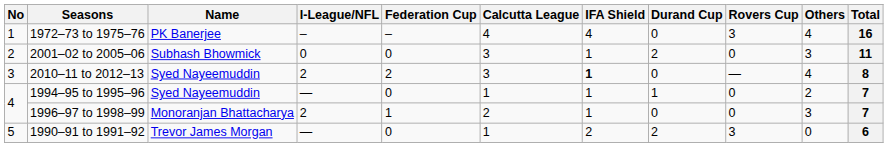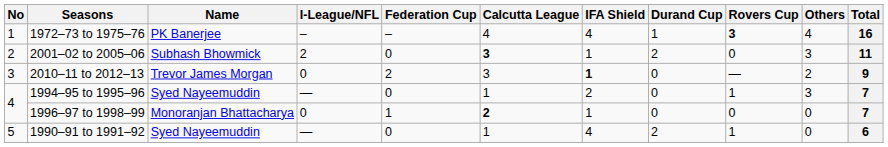(655, 34) 0 -> (655, 34) 1
(732, 34) normal -> (732, 34) bold
(303, 53) 0 -> (303, 53) 2
(486, 53) normal -> (486, 53) bold
(205, 73) Syed Nayeemuddin -> (212, 73) Trevor James Morgan
(303, 73) 2 -> (303, 73) 0
(808, 73) 4 -> (808, 73) 2
(865, 73) 8 -> (865, 73) 9
(589, 93) 1 -> (589, 93) 2
(655, 93) 1 -> (655, 93) 0
(732, 93) 0 -> (732, 93) 1
(808, 93) 2 -> (808, 93) 3
(303, 113) 2 -> (303, 113) 0
(486, 113) normal -> (486, 113) bold
(808, 113) 3 -> (808, 113) 0
(212, 132) Trevor James Morgan -> (205, 132) Syed Nayeemuddin
(589, 132) 2 -> (589, 132) 4
(732, 132) 3 -> (732, 132) 1
